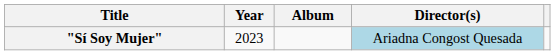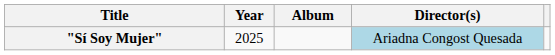(249, 38) 2023 -> (249, 38) 2025
